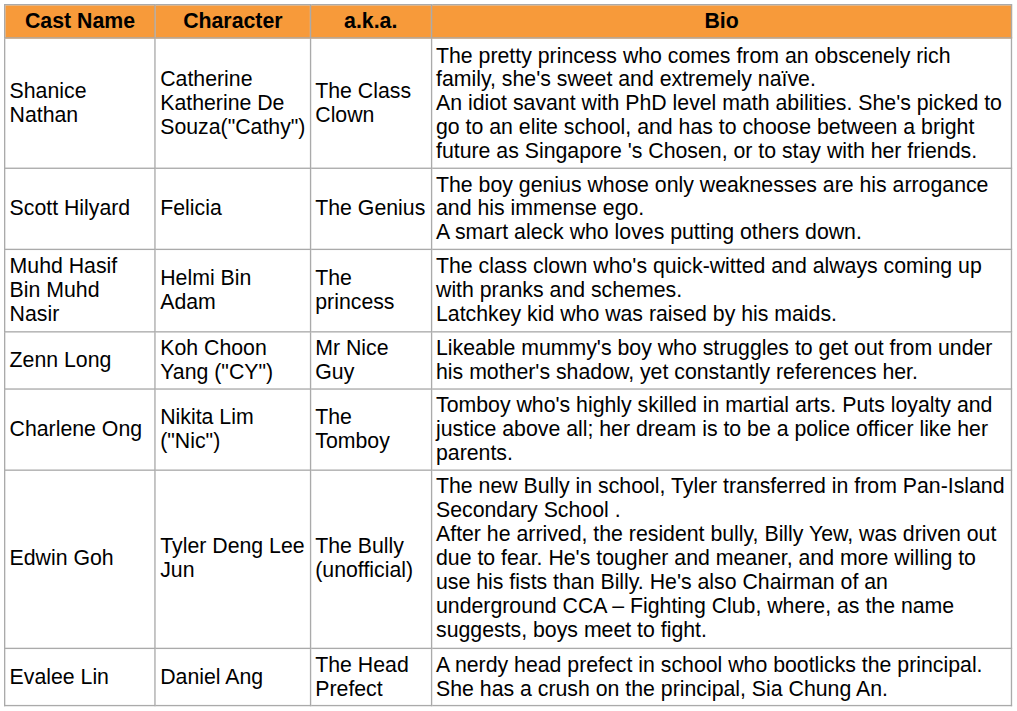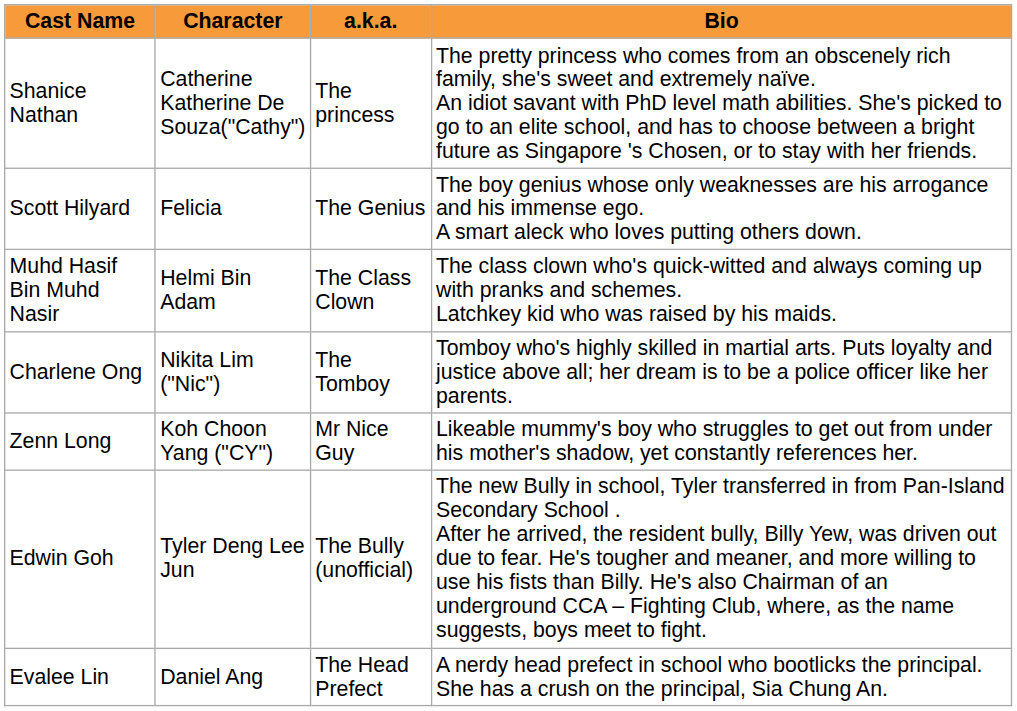(363, 103) The Class Clown -> (355, 103) The princess
(355, 290) The princess -> (363, 290) The Class Clown
rows swapped: (60, 359) <-> (76, 429)
